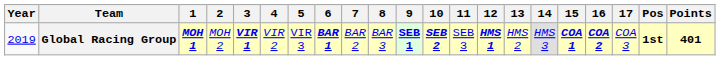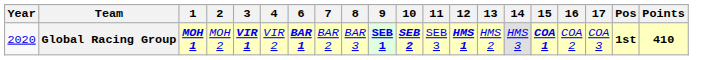- column: (301, 14)
(22, 39) 2019 -> (22, 39) 2020
(599, 39) bold -> (572, 39) normal
(691, 39) 401 -> (664, 39) 410
